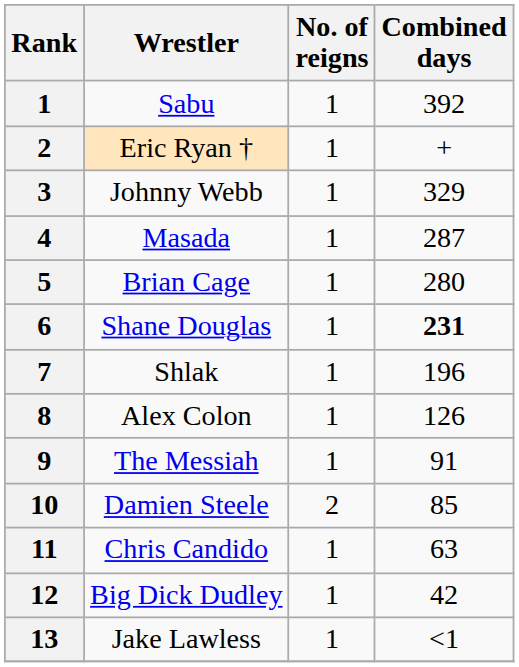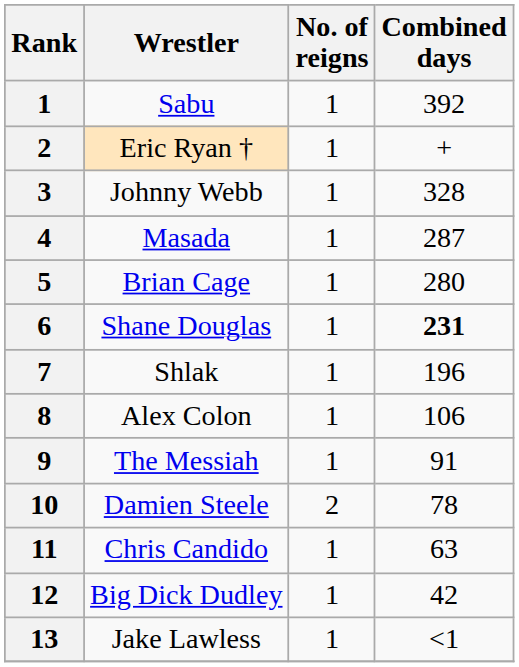(444, 192) 329 -> (444, 192) 328
(444, 415) 126 -> (444, 415) 106
(444, 505) 85 -> (444, 505) 78
